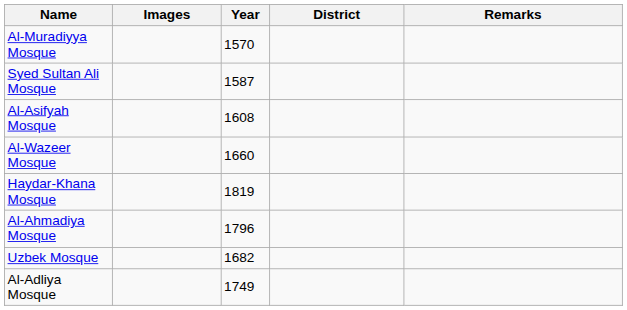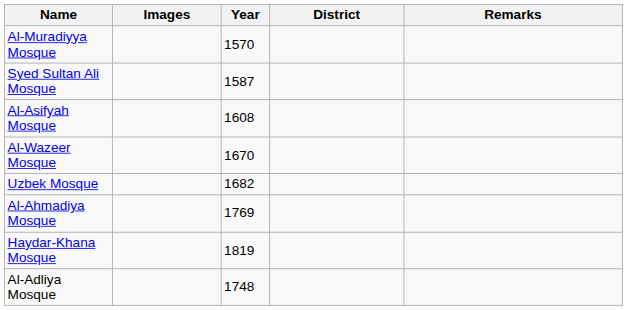(239, 155) 1660 -> (239, 155) 1670
rows swapped: (53, 258) <-> (51, 191)
(239, 228) 1796 -> (239, 213) 1769
(239, 287) 1749 -> (239, 287) 1748
